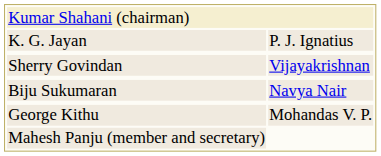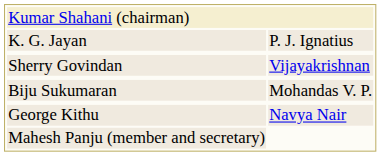(308, 90) Navya Nair -> (321, 90) Mohandas V. P.
(321, 115) Mohandas V. P. -> (308, 115) Navya Nair
